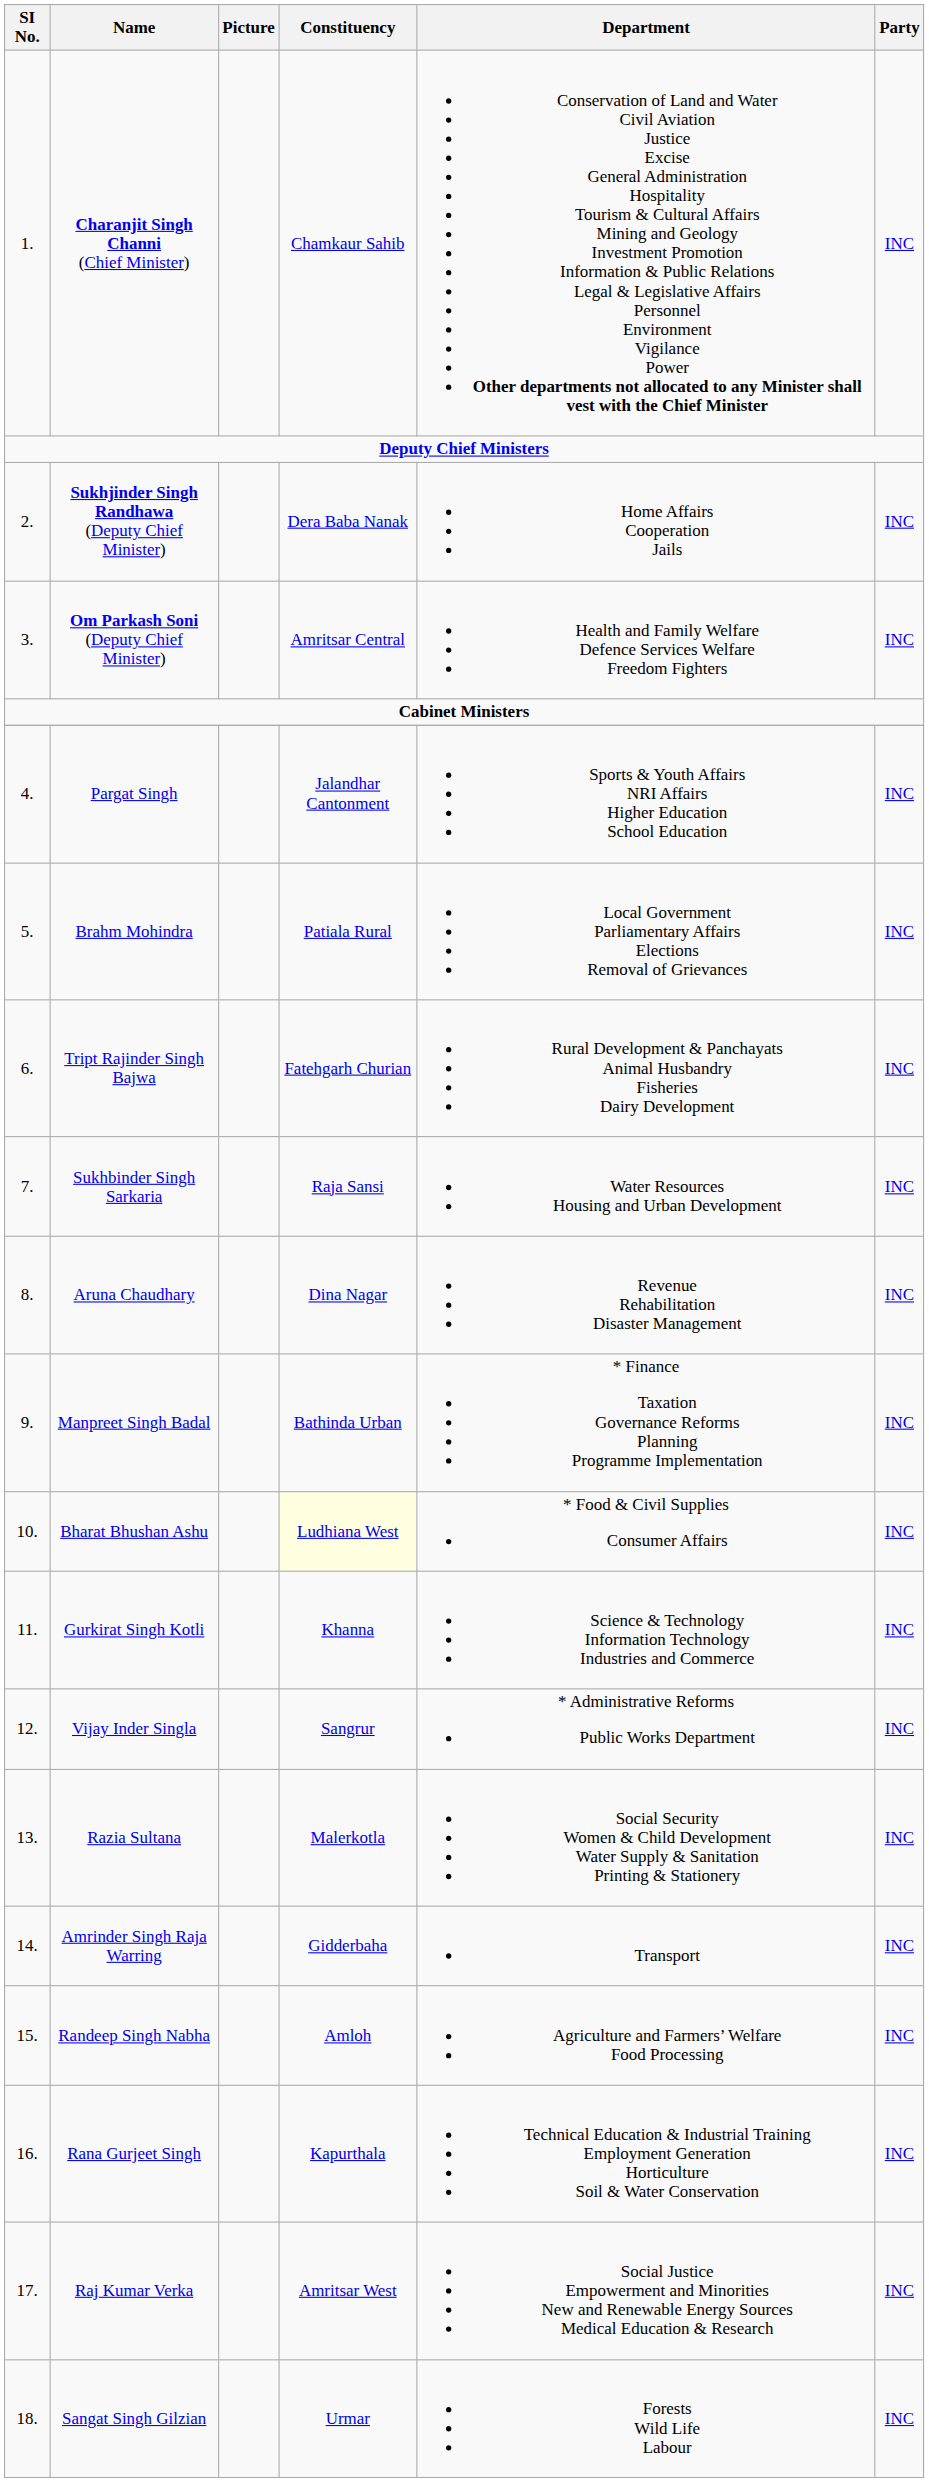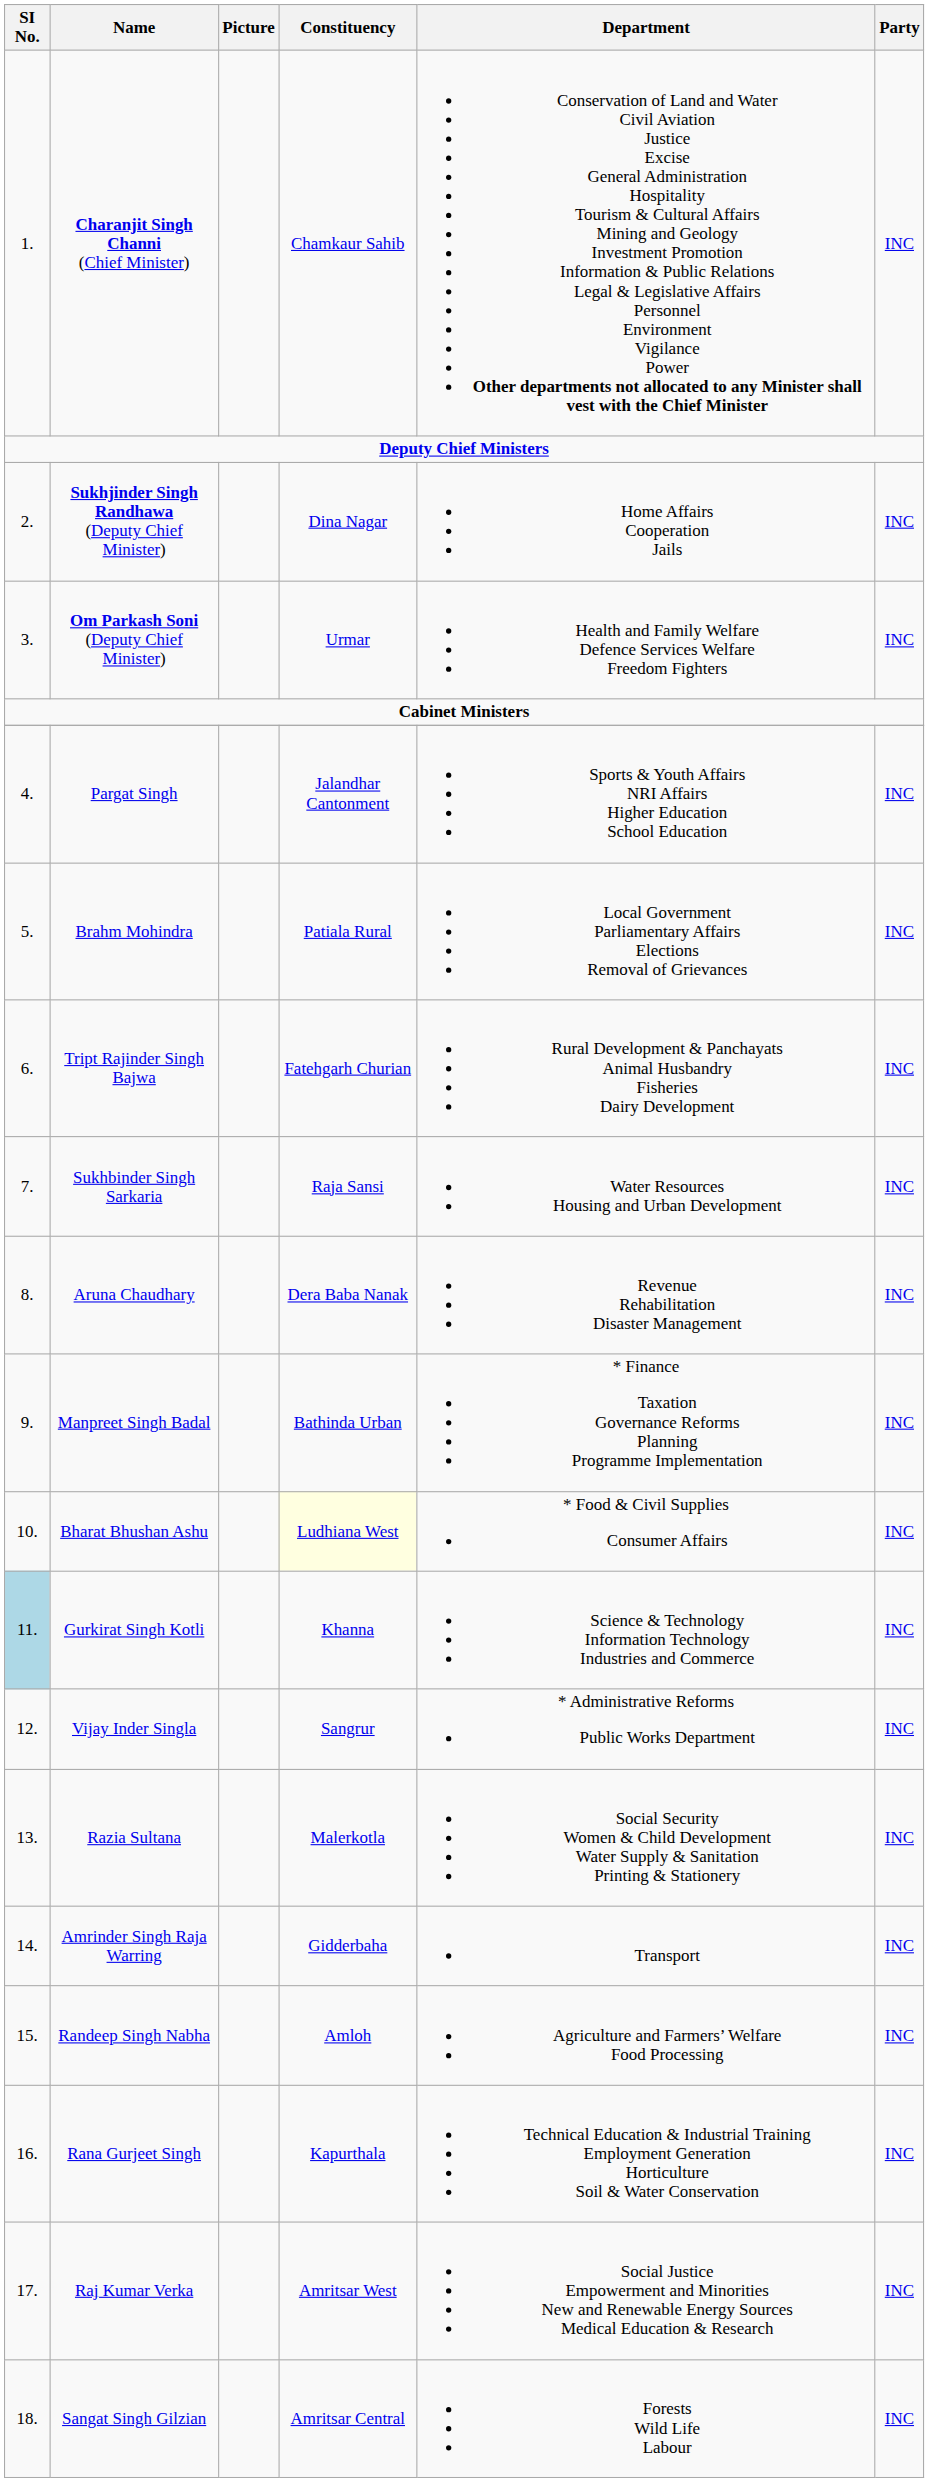(348, 521) Dera Baba Nanak -> (348, 521) Dina Nagar
(348, 639) Amritsar Central -> (348, 639) Urmar
(348, 1294) Dina Nagar -> (348, 1294) Dera Baba Nanak
(27, 1630) no background -> (27, 1630) lightblue background
(348, 2418) Urmar -> (348, 2418) Amritsar Central
